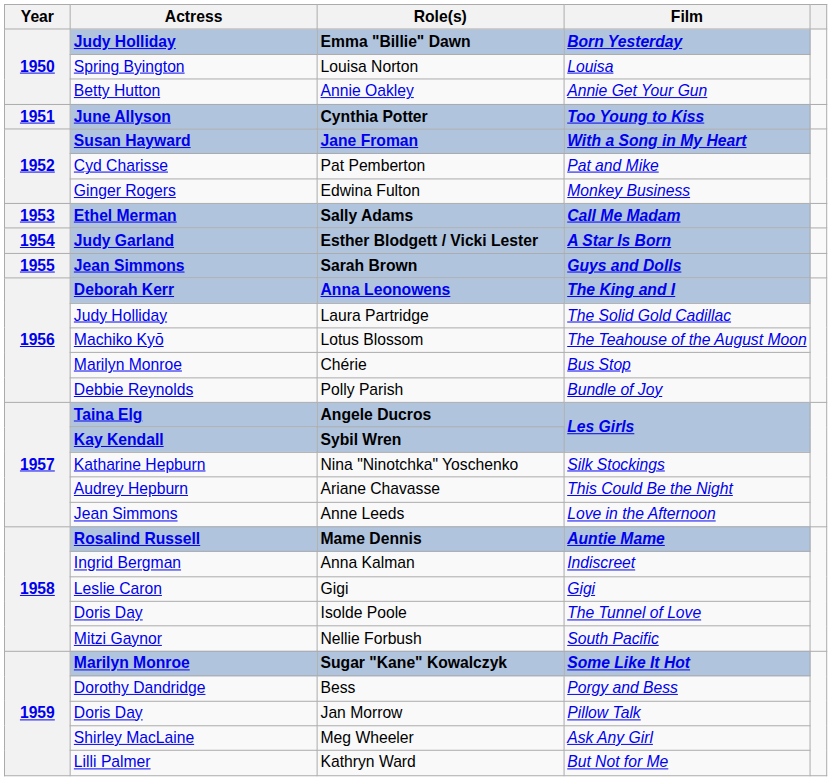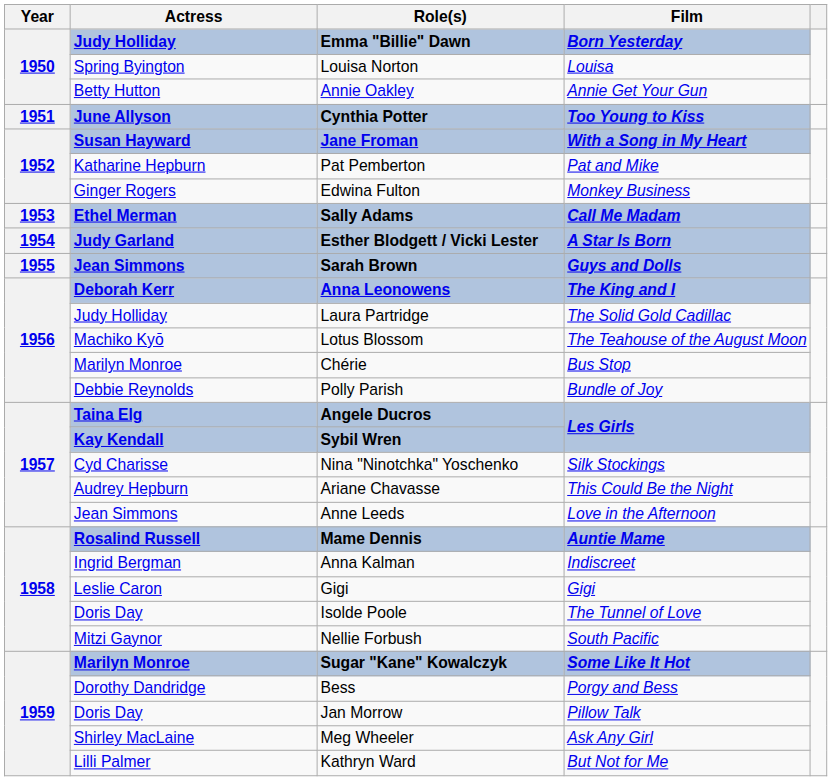(121, 166) Cyd Charisse -> (140, 166) Katharine Hepburn
(140, 464) Katharine Hepburn -> (121, 464) Cyd Charisse
